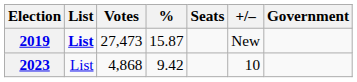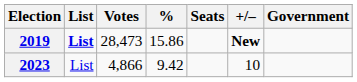(121, 40) 27,473 -> (121, 40) 28,473
(166, 40) 15.87 -> (166, 40) 15.86
(246, 40) normal -> (246, 40) bold
(125, 64) 4,868 -> (125, 64) 4,866
